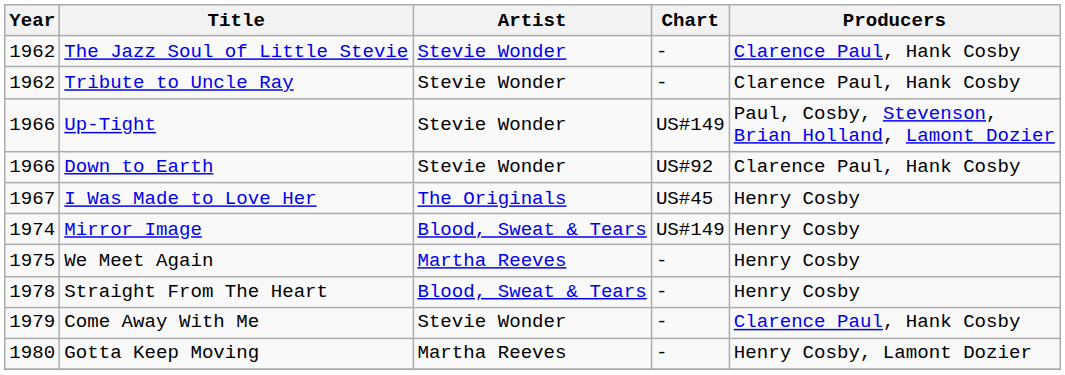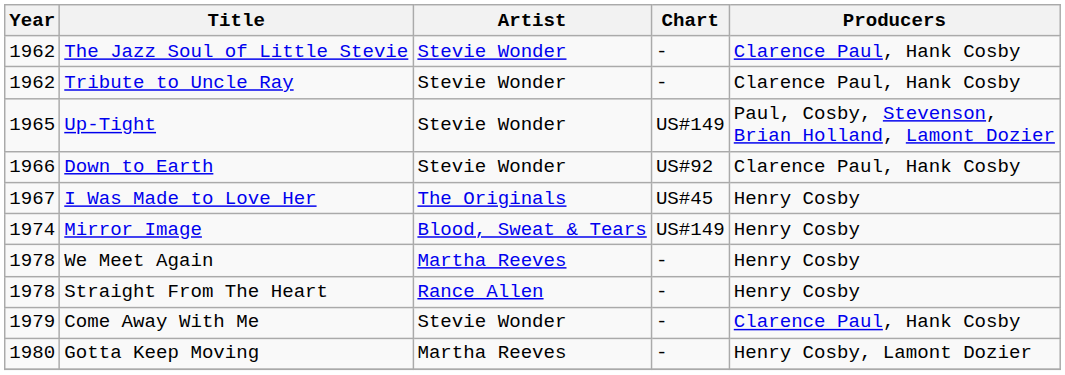(32, 125) 1966 -> (32, 125) 1965
(32, 260) 1975 -> (32, 260) 1978
(532, 292) Blood, Sweat & Tears -> (480, 292) Rance Allen
